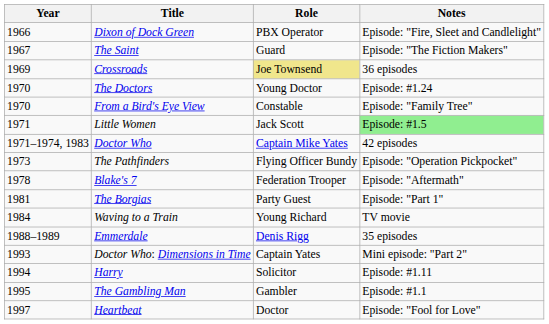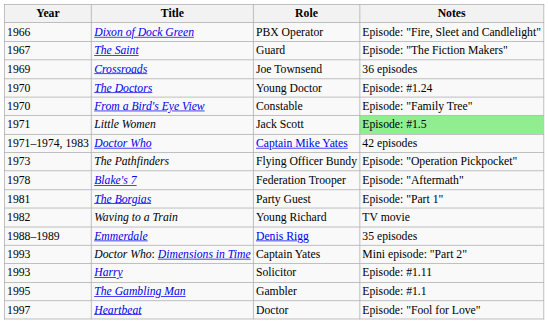(289, 69) khaki background -> (289, 69) no background
(19, 217) 1984 -> (19, 217) 1982
(19, 273) 1994 -> (19, 273) 1993
